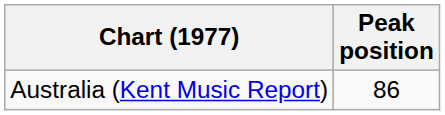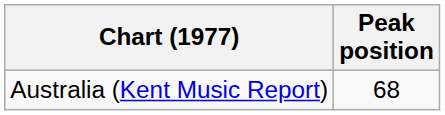(386, 89) 86 -> (386, 89) 68
